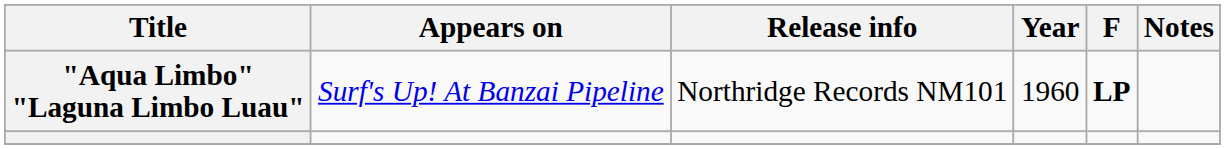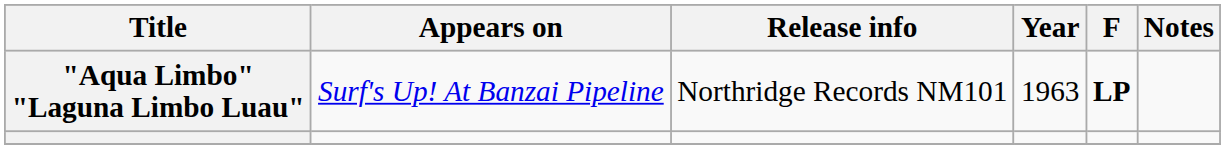(1050, 90) 1960 -> (1050, 90) 1963
